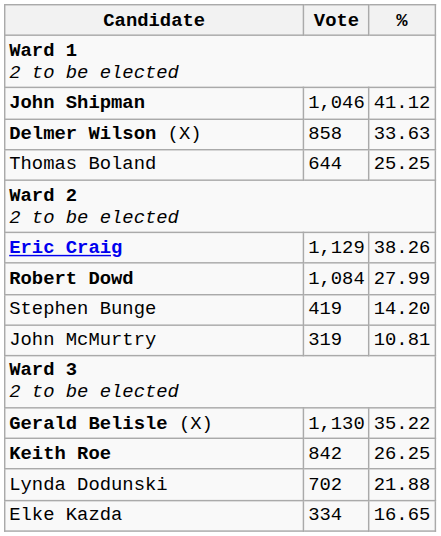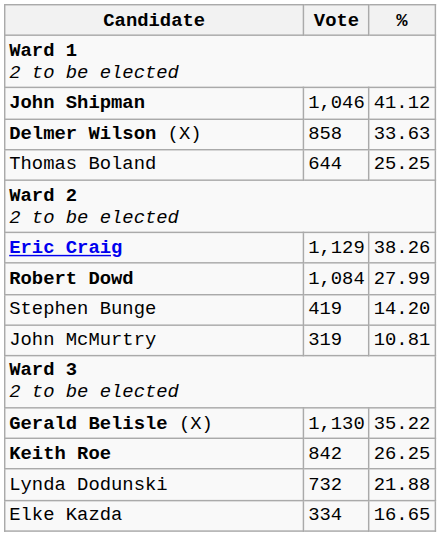(325, 485) 702 -> (325, 485) 732
